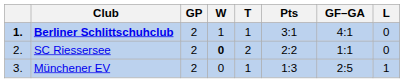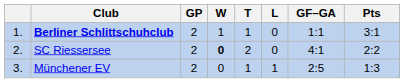columns swapped: (386, 13) <-> (289, 13)
(18, 31) bold -> (18, 31) normal
(345, 31) 4:1 -> (316, 31) 1:1
(345, 50) 1:1 -> (316, 50) 4:1
